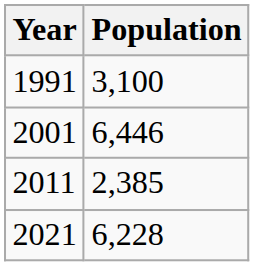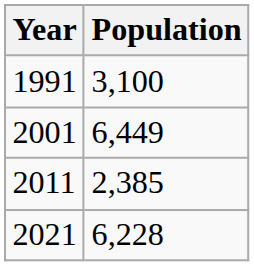(128, 132) 6,446 -> (128, 132) 6,449
